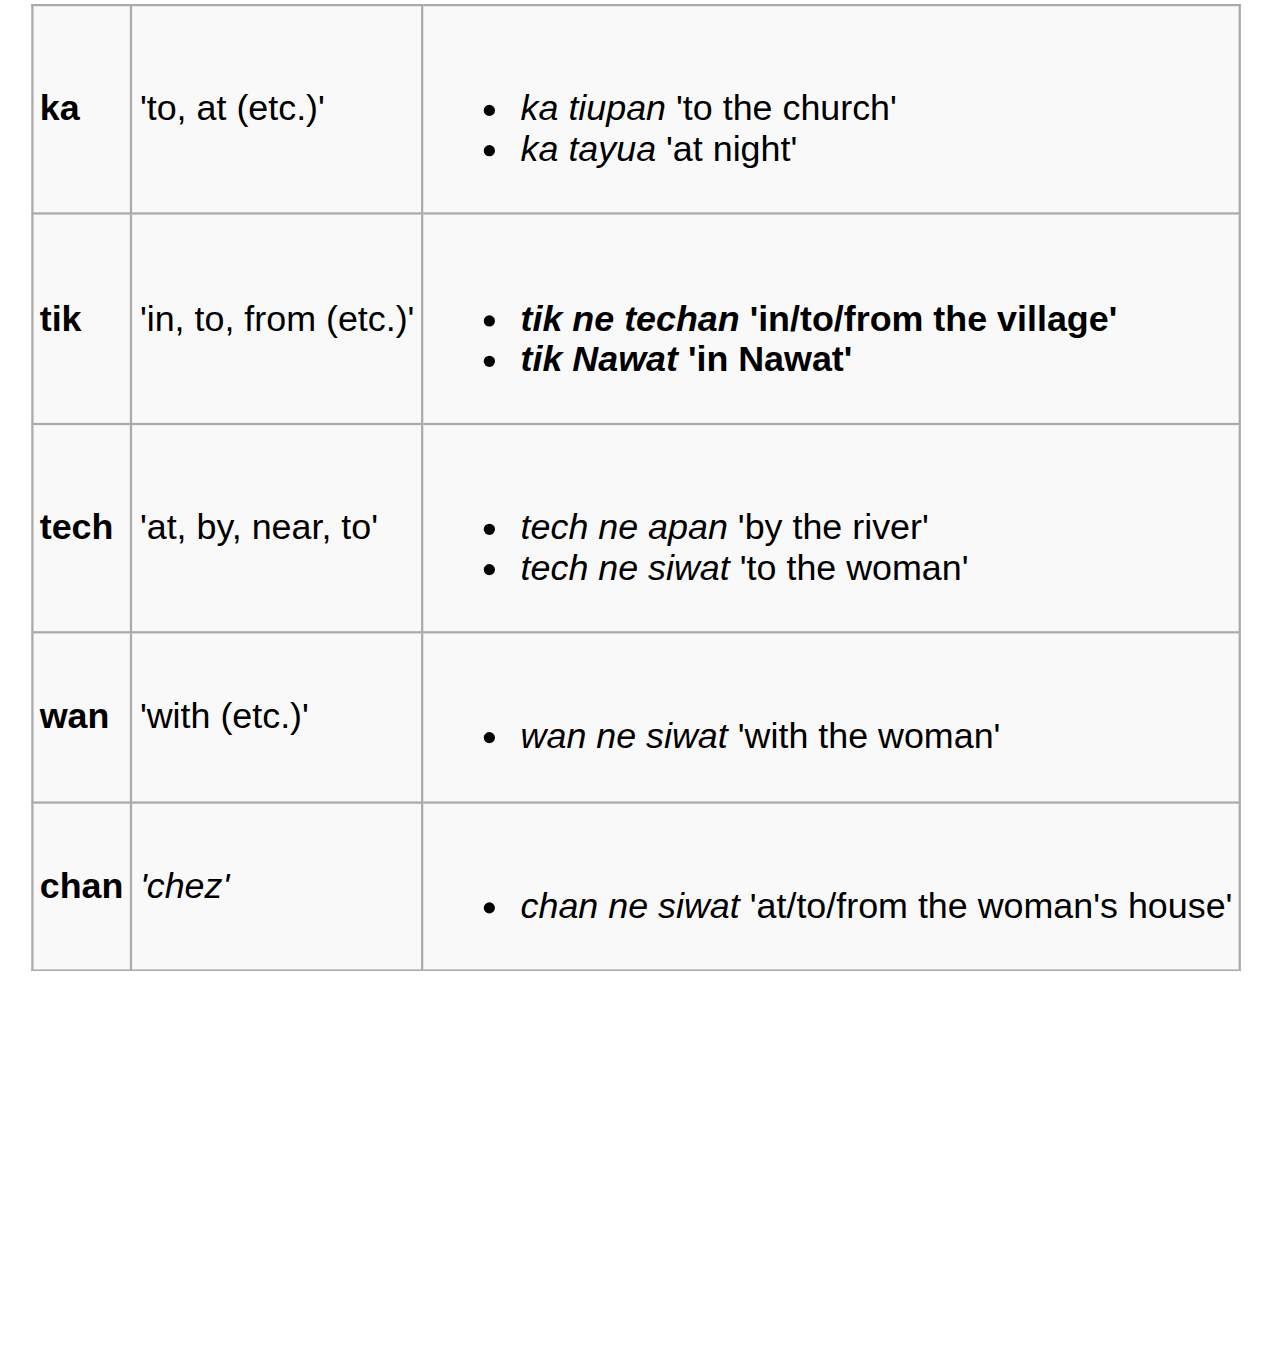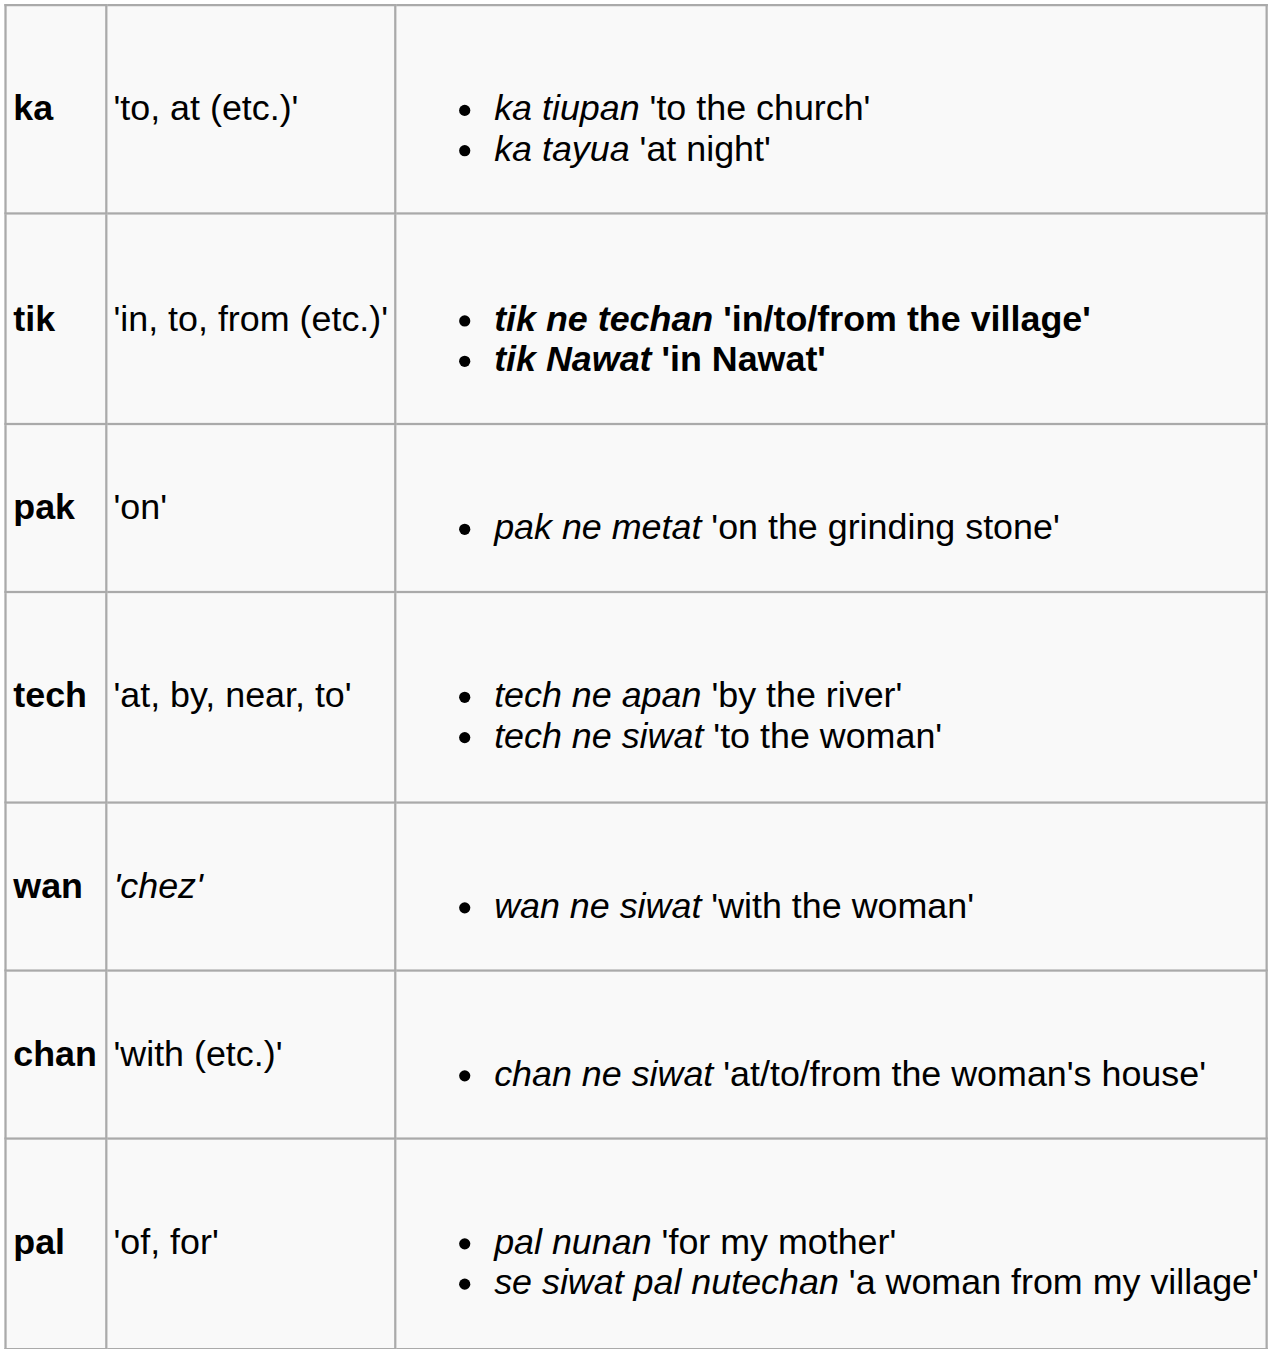+ row: (44, 507)
(224, 716) 'with (etc.)' -> (158, 885) 'chez'
(185, 885) 'chez' -> (198, 1054) 'with (etc.)'
+ row: (39, 1243)
